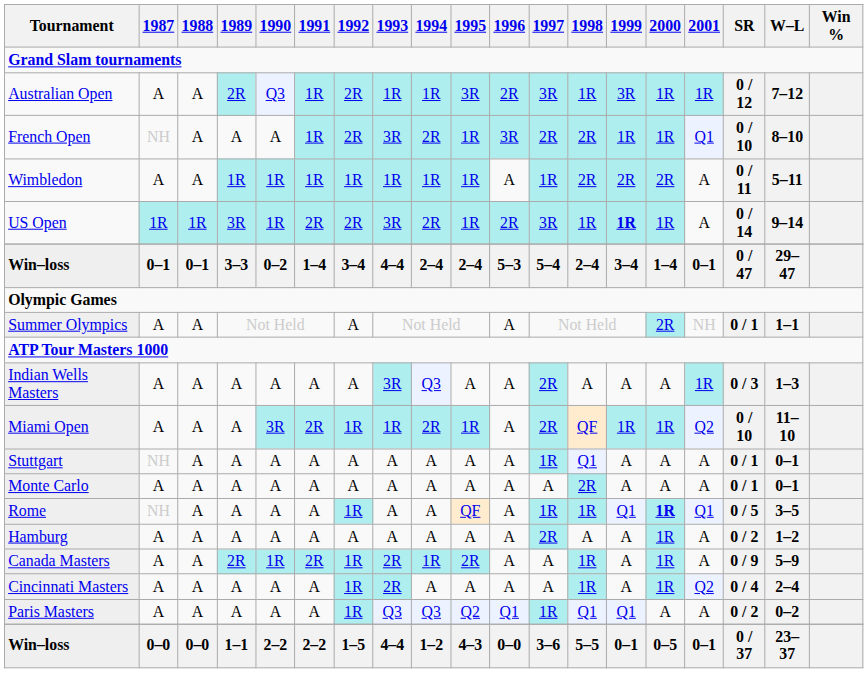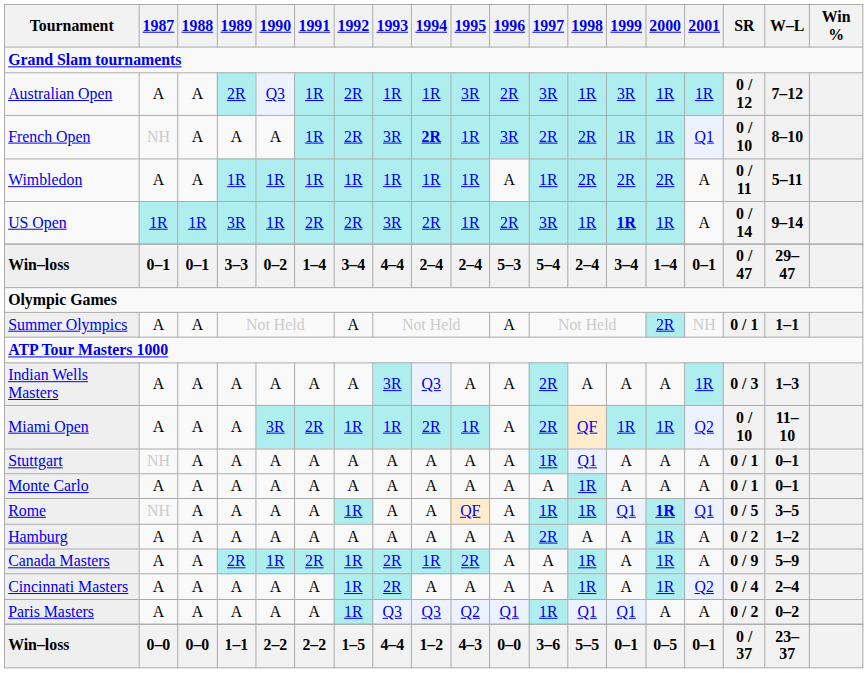(431, 136) normal -> (431, 136) bold
(587, 486) 2R -> (587, 486) 1R
